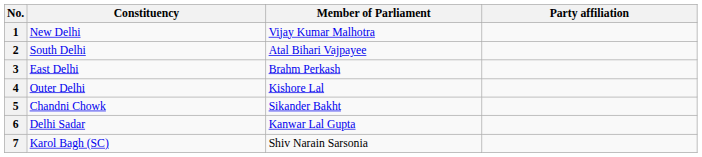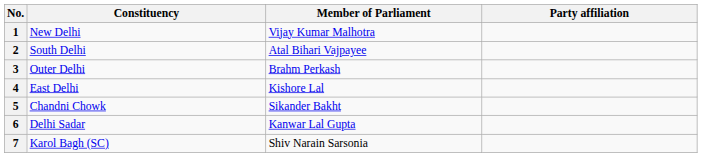(54, 69) East Delhi -> (57, 69) Outer Delhi
(57, 87) Outer Delhi -> (54, 87) East Delhi
